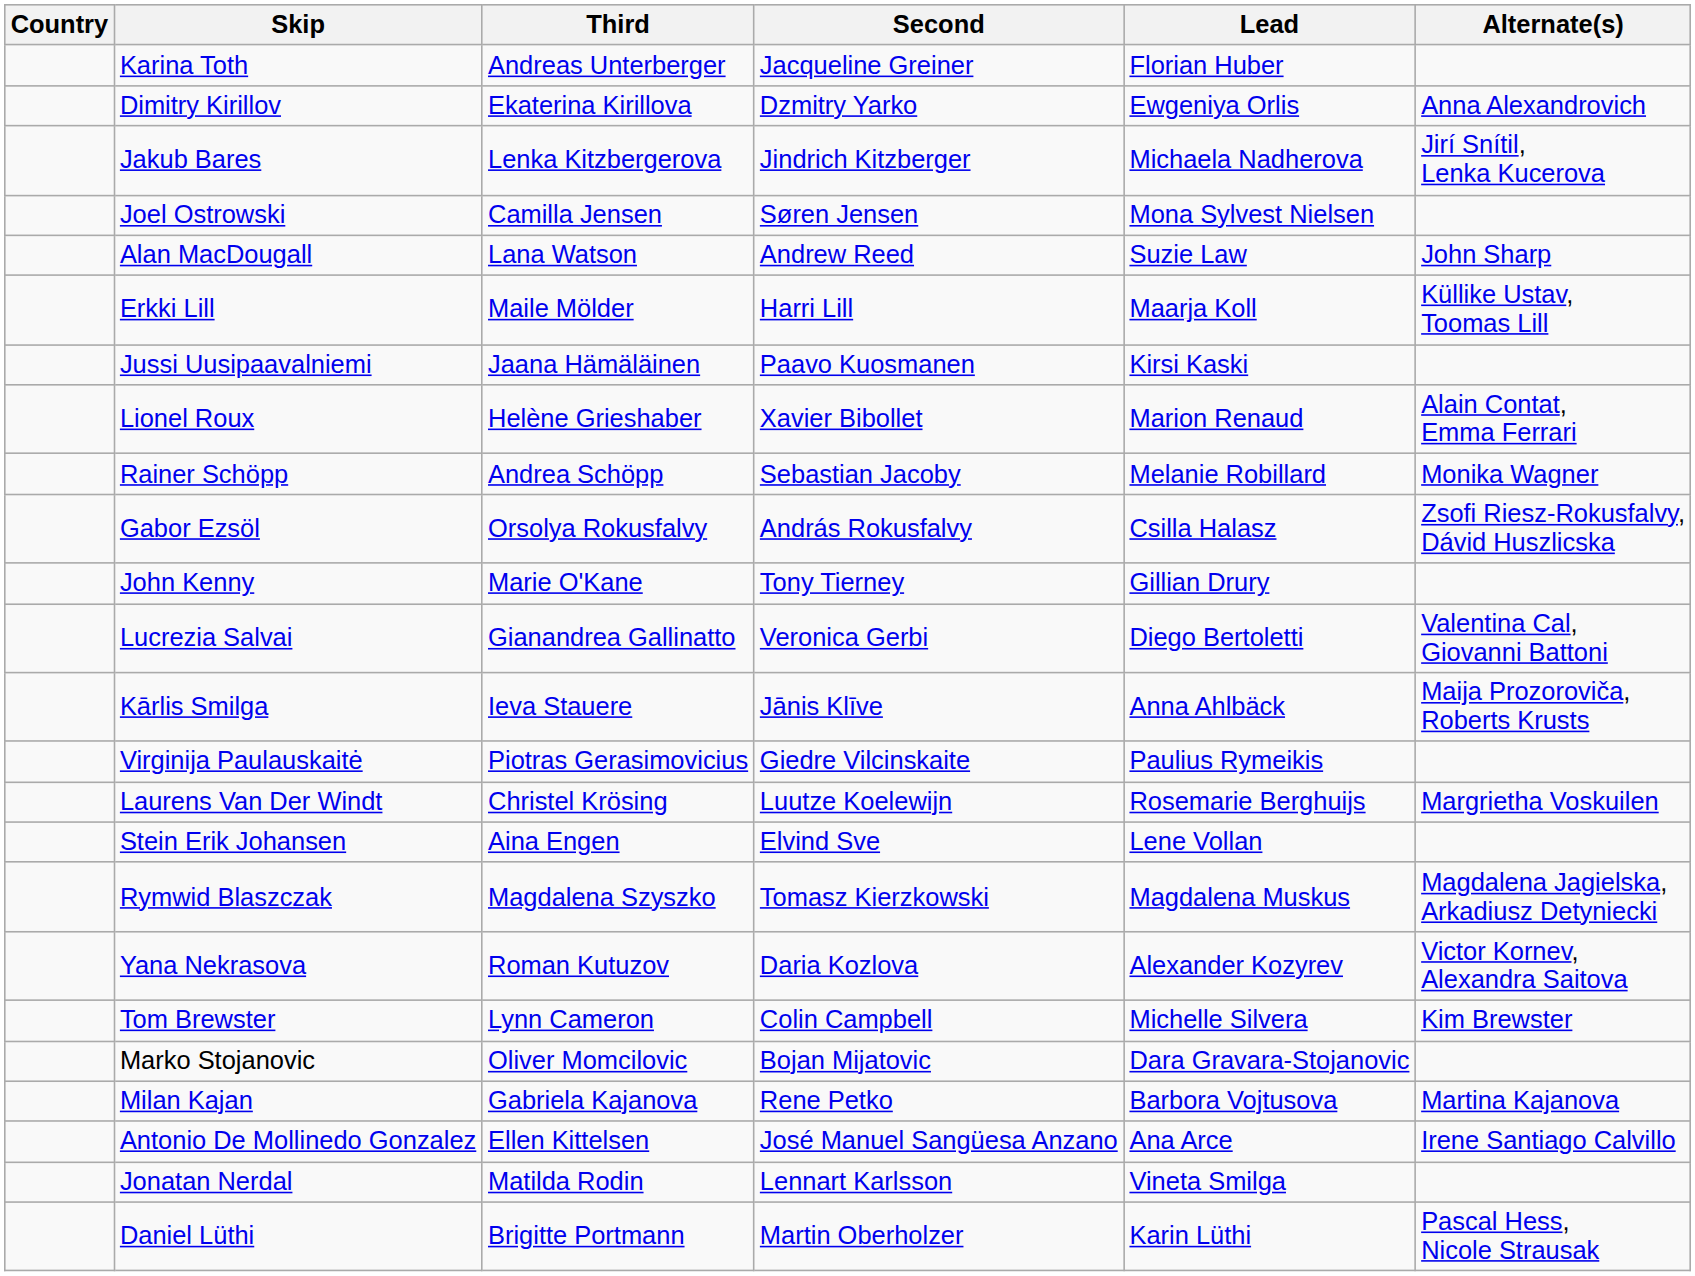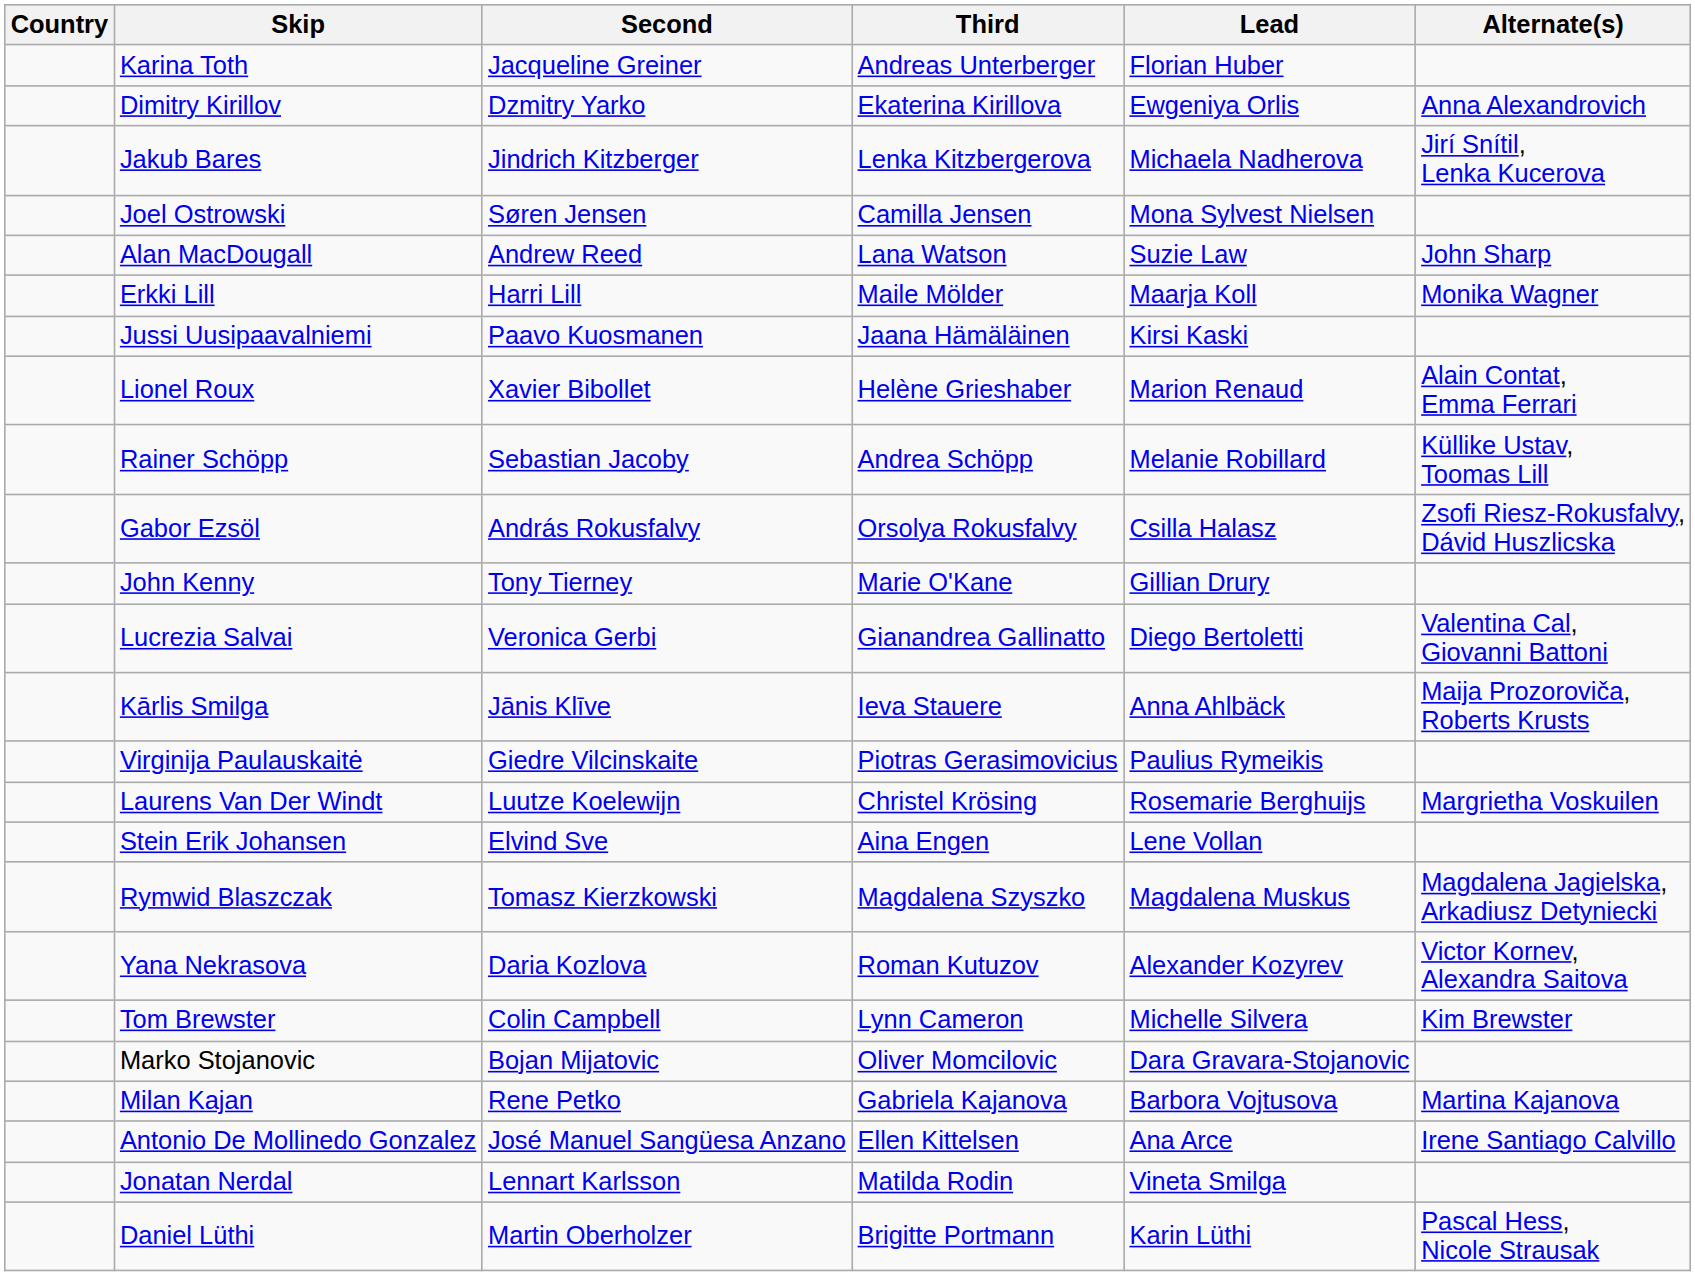columns swapped: (618, 24) <-> (939, 24)
(1497, 309) Küllike Ustav, Toomas Lill -> (1510, 295) Monika Wagner
(1510, 473) Monika Wagner -> (1497, 459) Küllike Ustav, Toomas Lill
